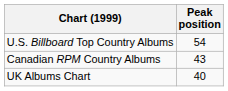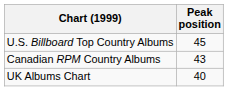(200, 42) 54 -> (200, 42) 45
